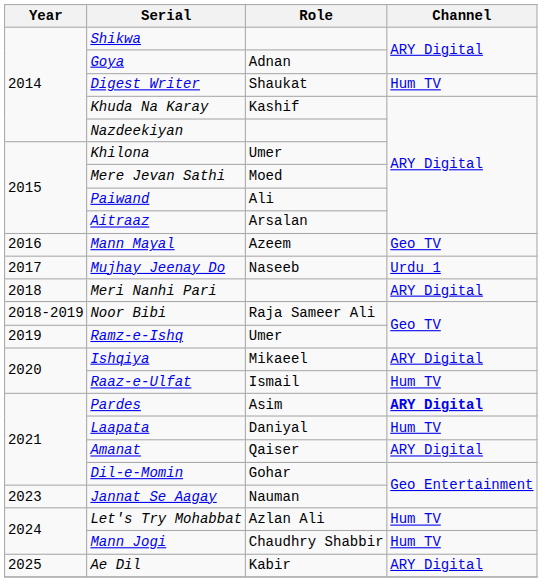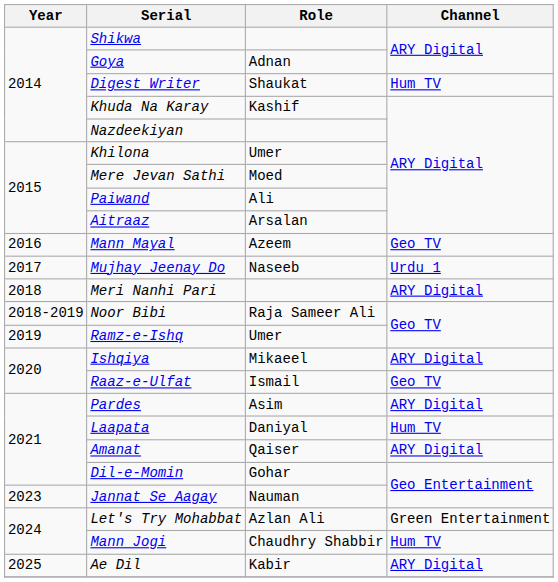(416, 382) Hum TV -> (416, 382) Geo TV
(437, 405) bold -> (437, 405) normal
(416, 519) Hum TV -> (470, 519) Green Entertainment
